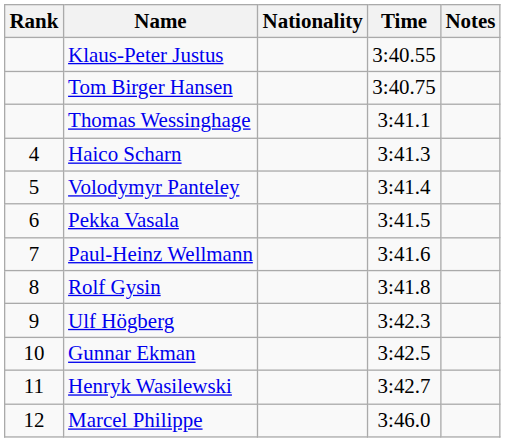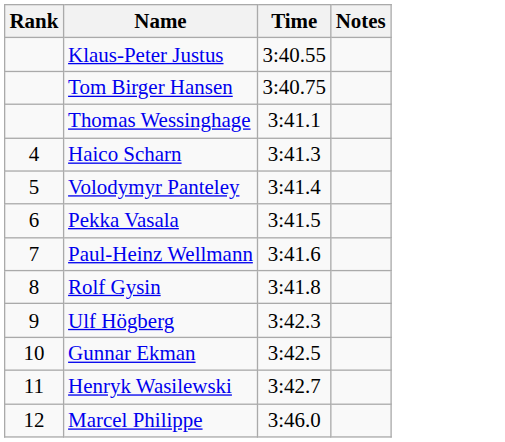- column: (313, 21)
